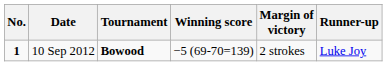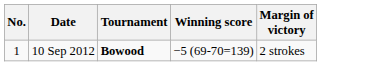- column: (349, 22)
(17, 50) bold -> (17, 50) normal
